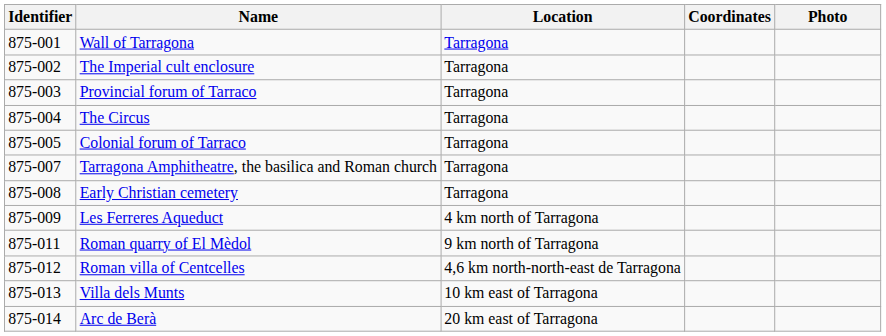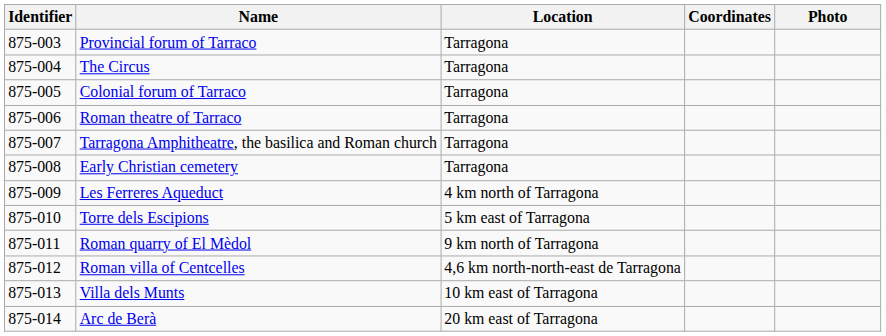- row: (137, 42)
- row: (167, 67)
+ row: (161, 117)
+ row: (144, 218)
